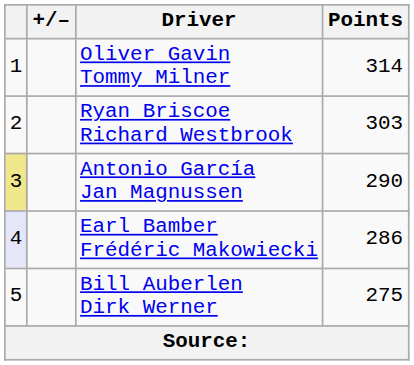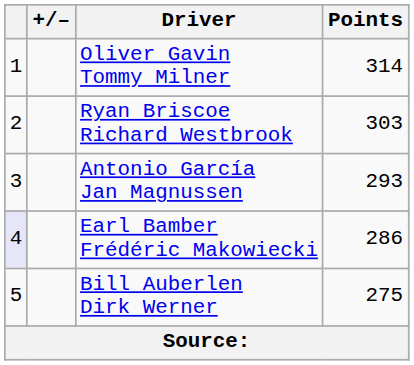(16, 182) khaki background -> (16, 182) no background
(384, 182) 290 -> (384, 182) 293
